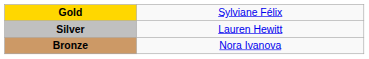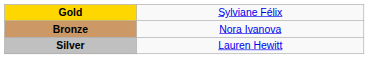rows swapped: (70, 29) <-> (70, 45)
